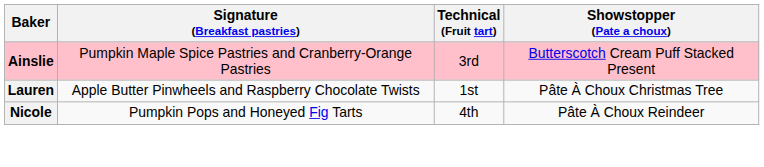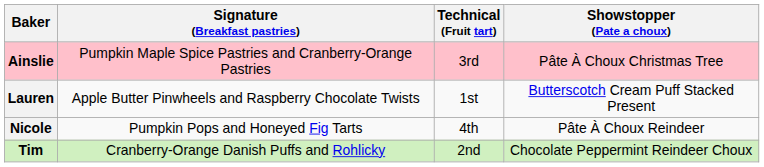(631, 61) Butterscotch Cream Puff Stacked Present -> (631, 61) Pâte À Choux Christmas Tree
(631, 91) Pâte À Choux Christmas Tree -> (631, 98) Butterscotch Cream Puff Stacked Present
+ row: (31, 150)
